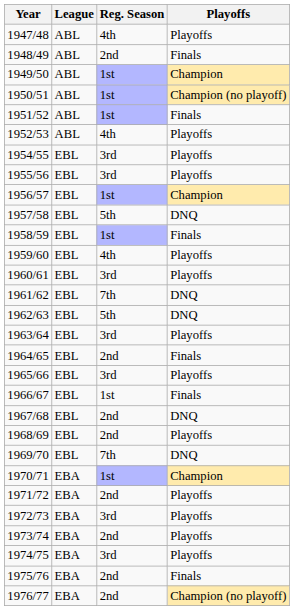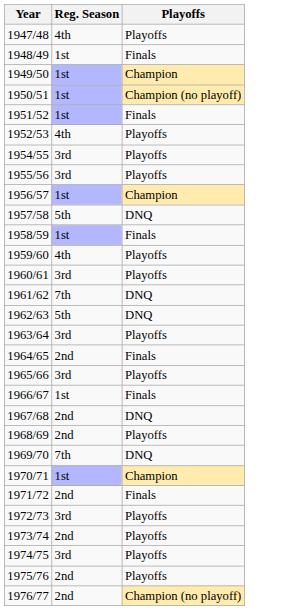- column: (74, 14)
(109, 54) 2nd -> (62, 54) 1st
(191, 495) Playoffs -> (140, 495) Finals
(186, 575) Finals -> (146, 575) Playoffs
